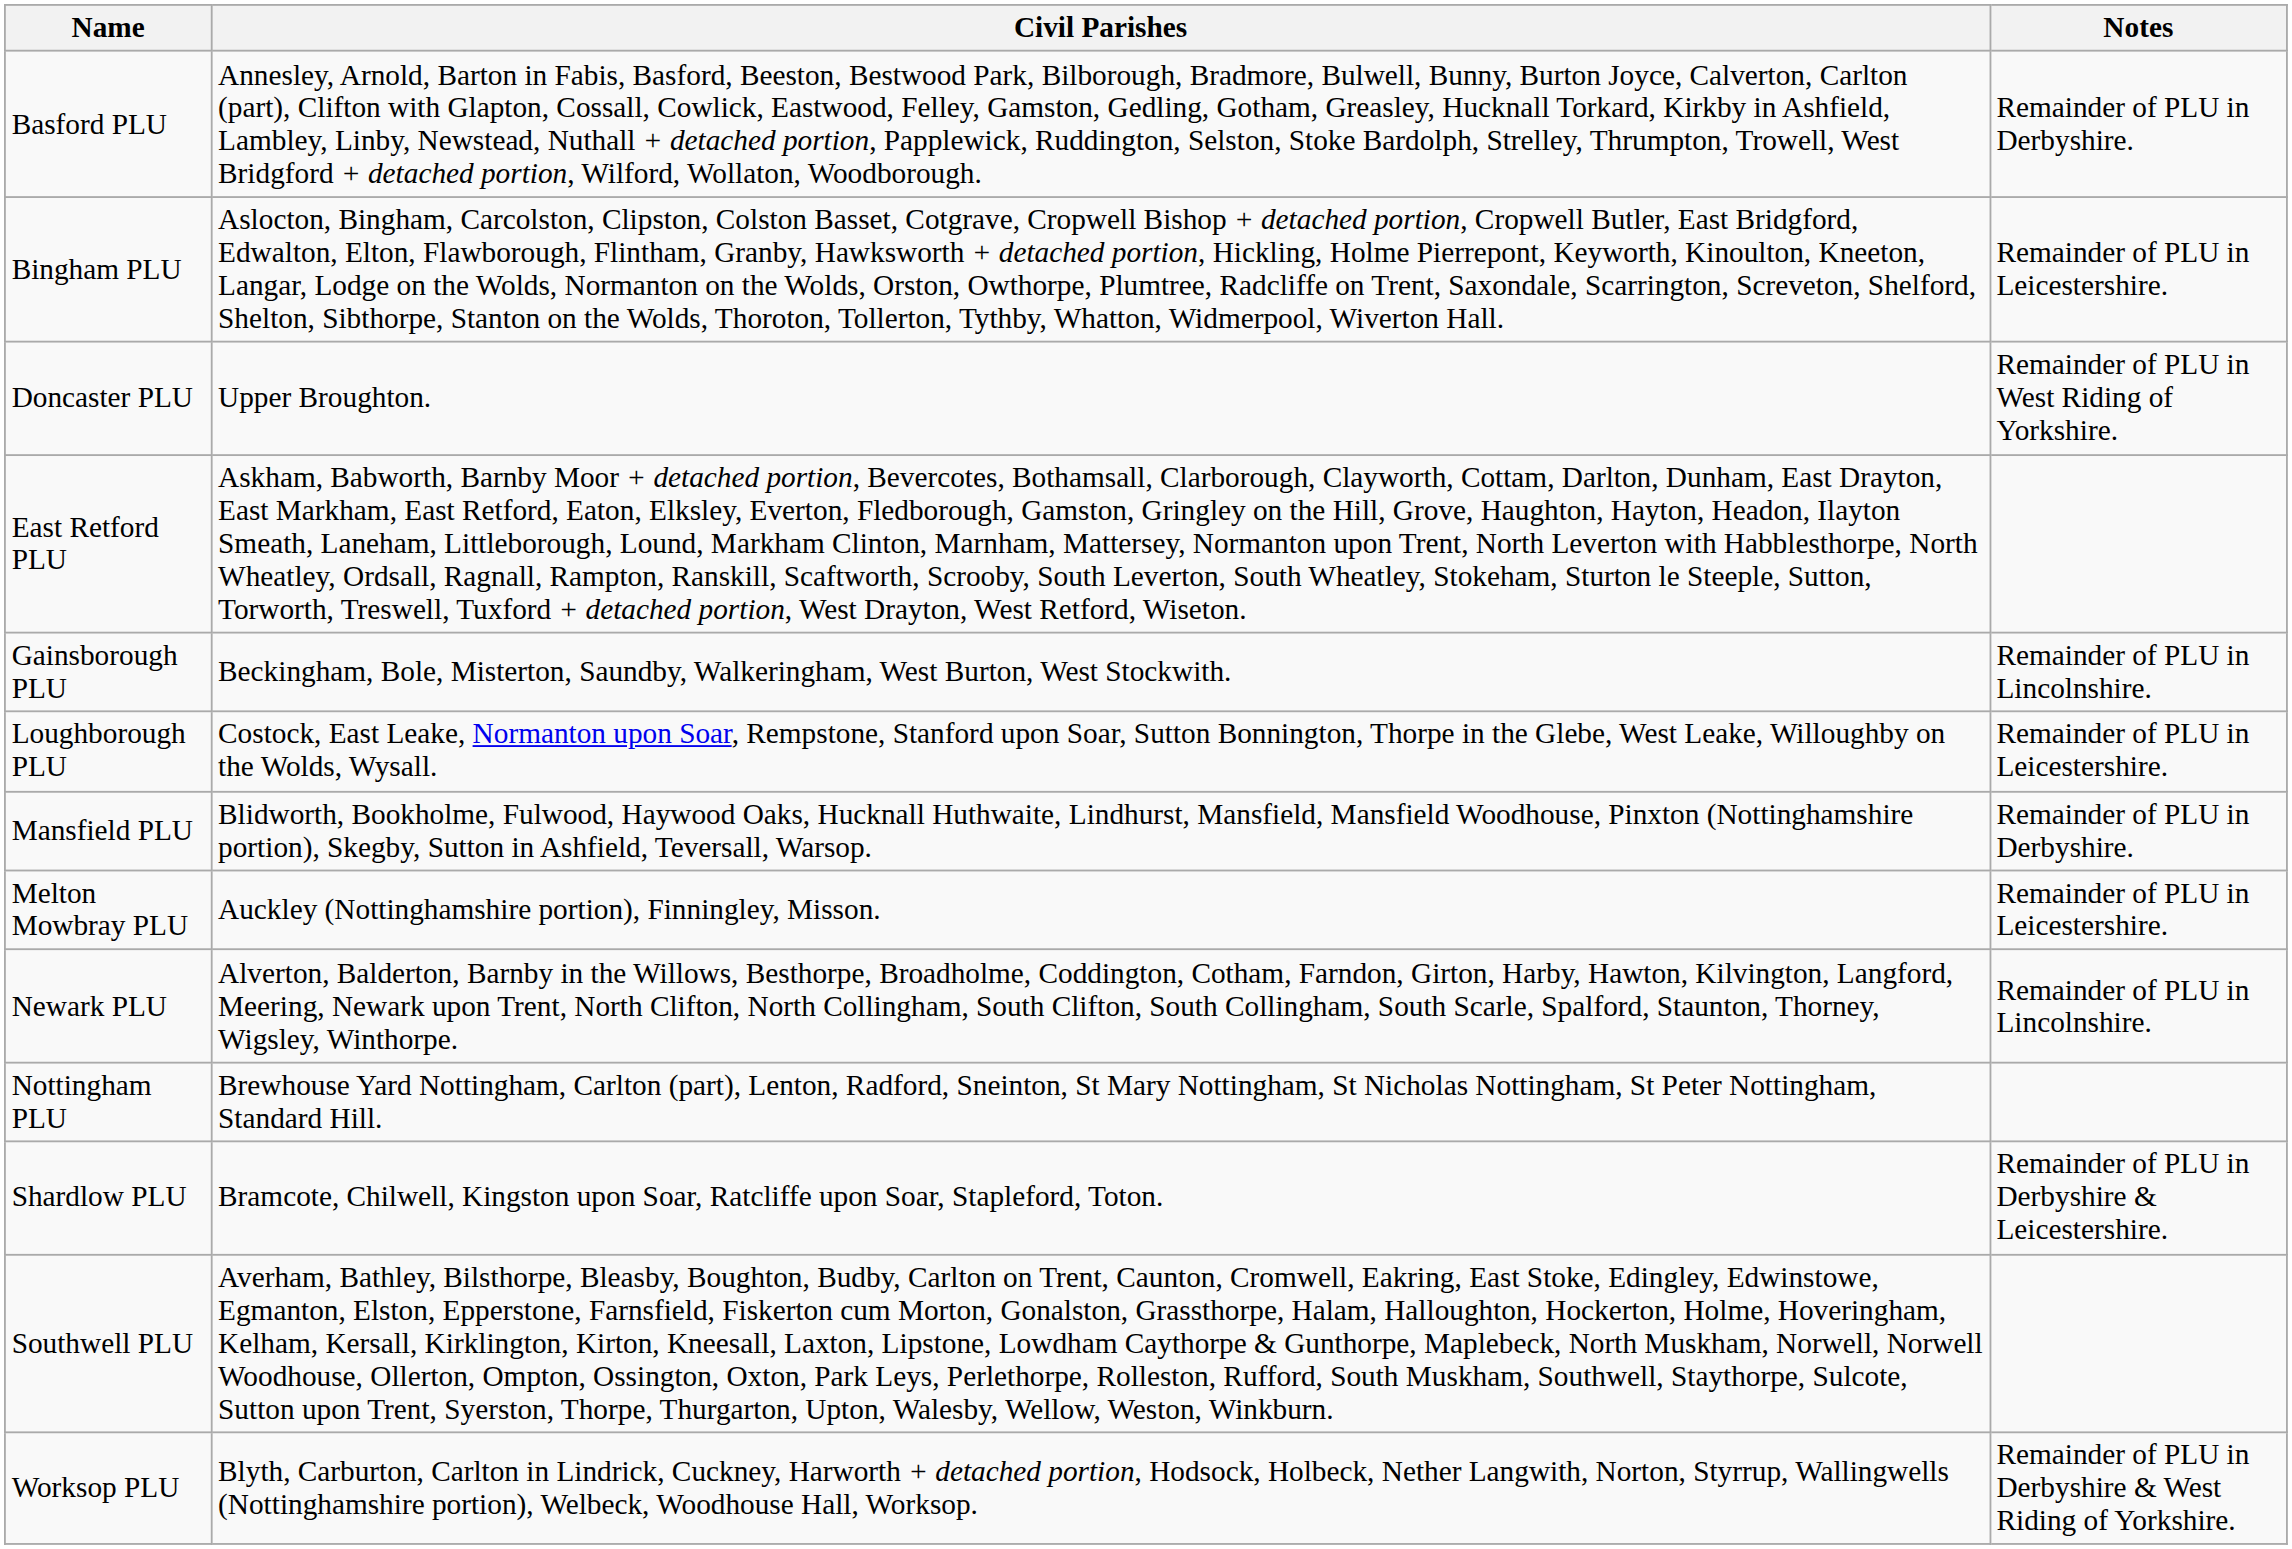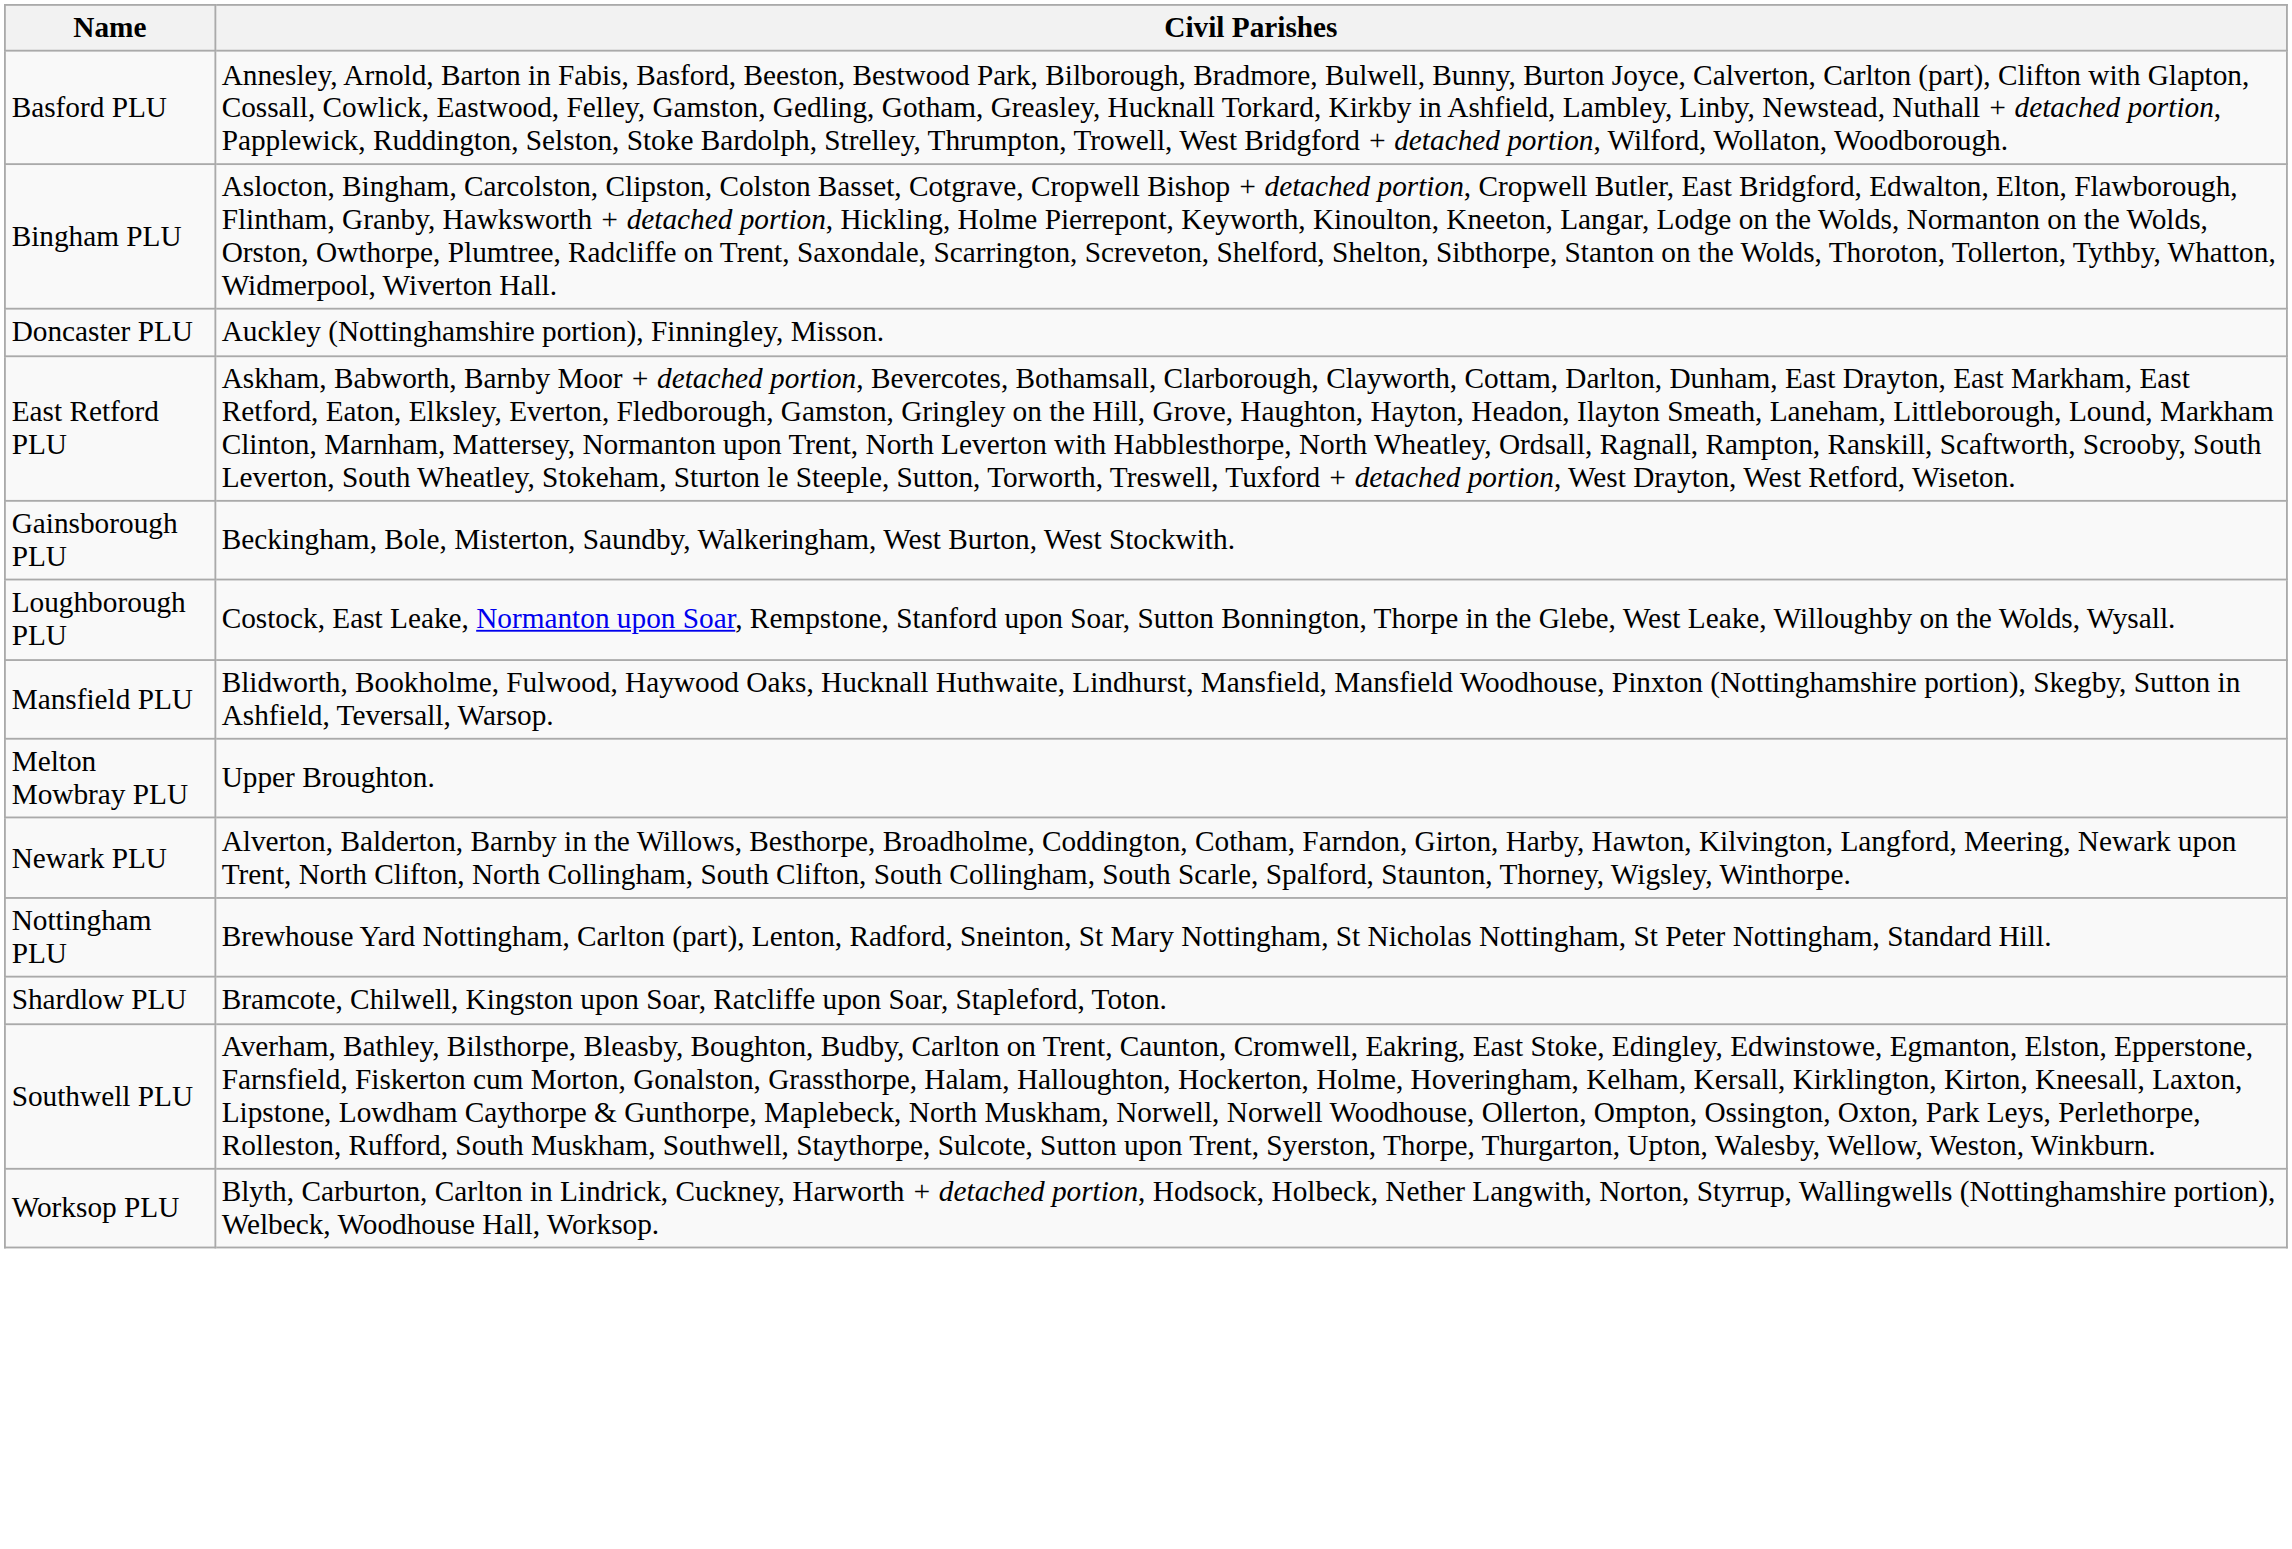- column: (2138, 27)
(325, 397) Upper Broughton. -> (553, 331) Auckley (Nottinghamshire portion), Finningley, Misson.
(549, 909) Auckley (Nottinghamshire portion), Finningley, Misson. -> (328, 778) Upper Broughton.
